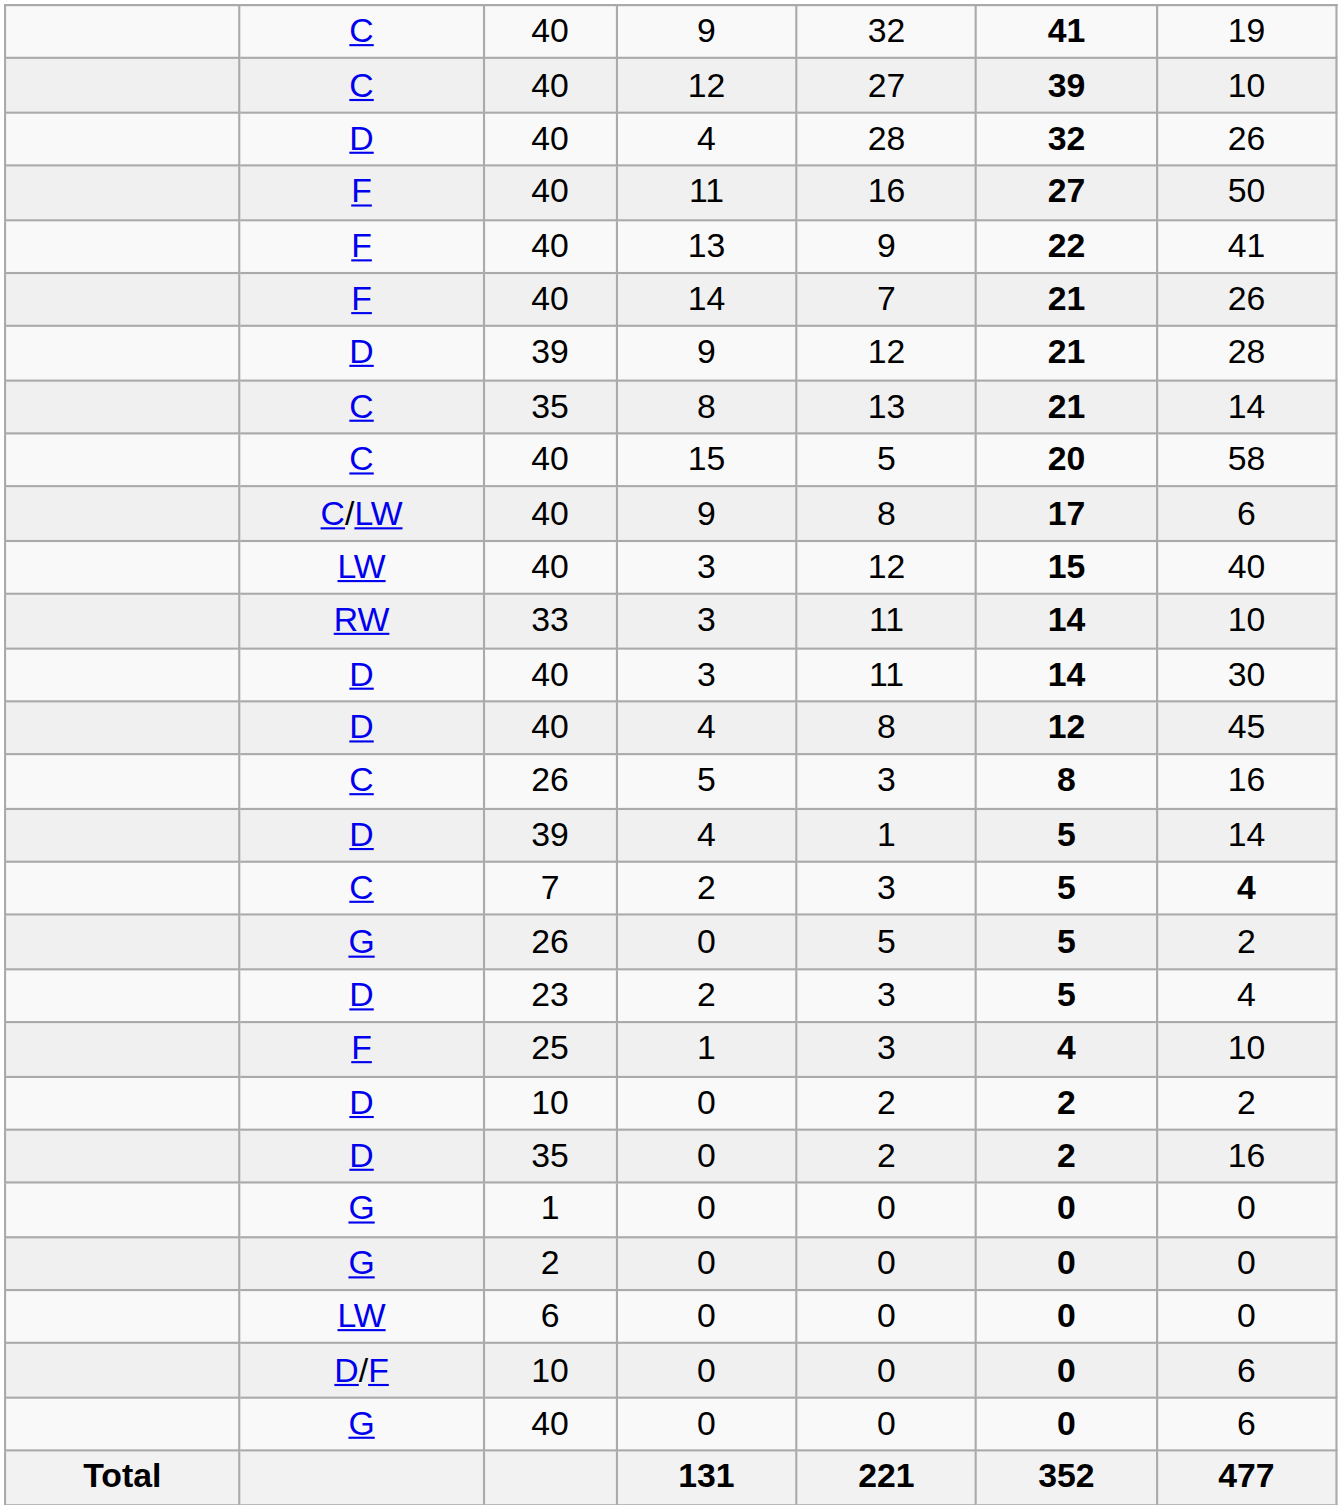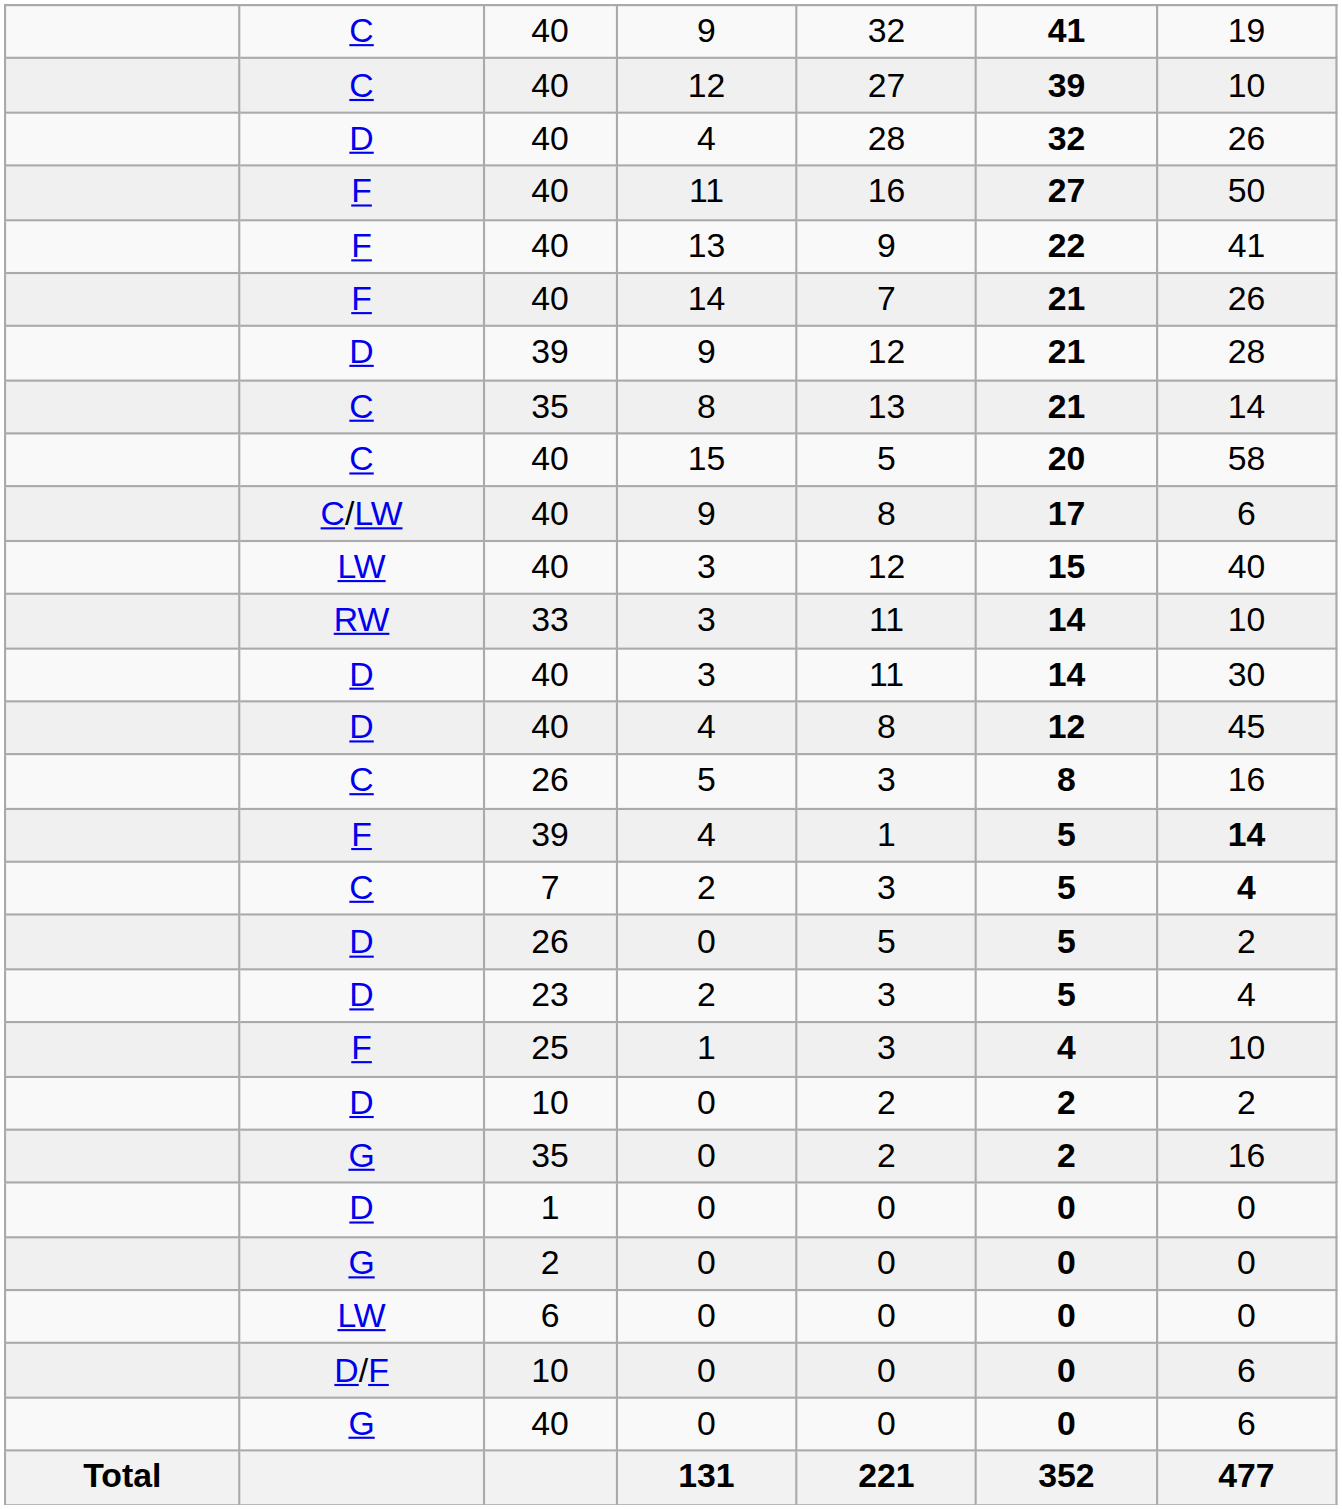(362, 834) D -> (362, 834) F
(1246, 834) normal -> (1246, 834) bold
(362, 941) G -> (362, 941) D
(362, 1155) D -> (362, 1155) G
(362, 1209) G -> (362, 1209) D
